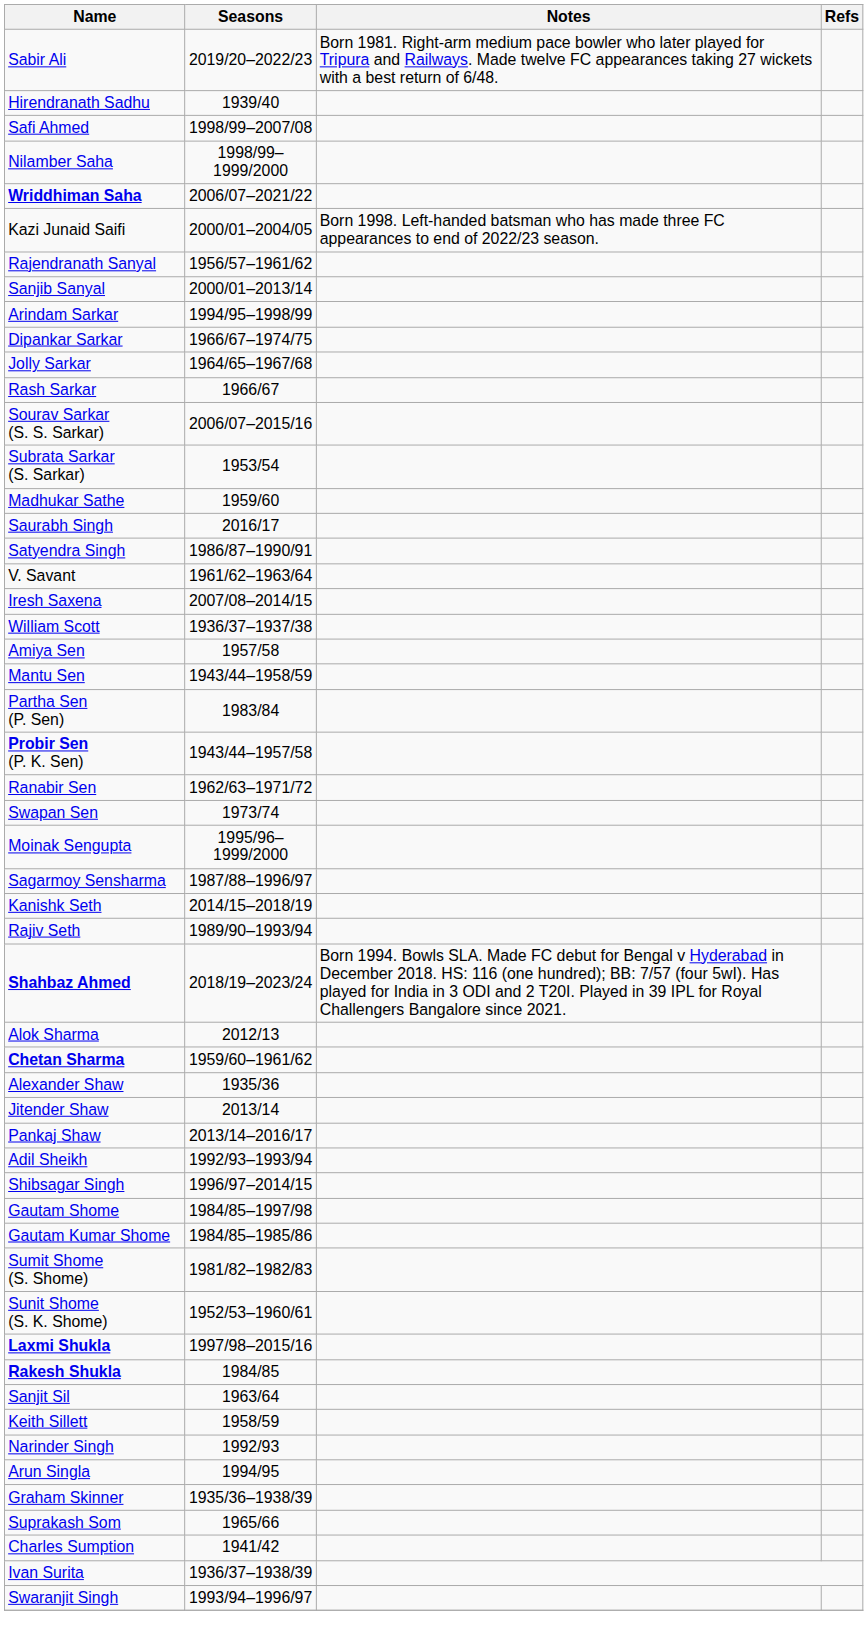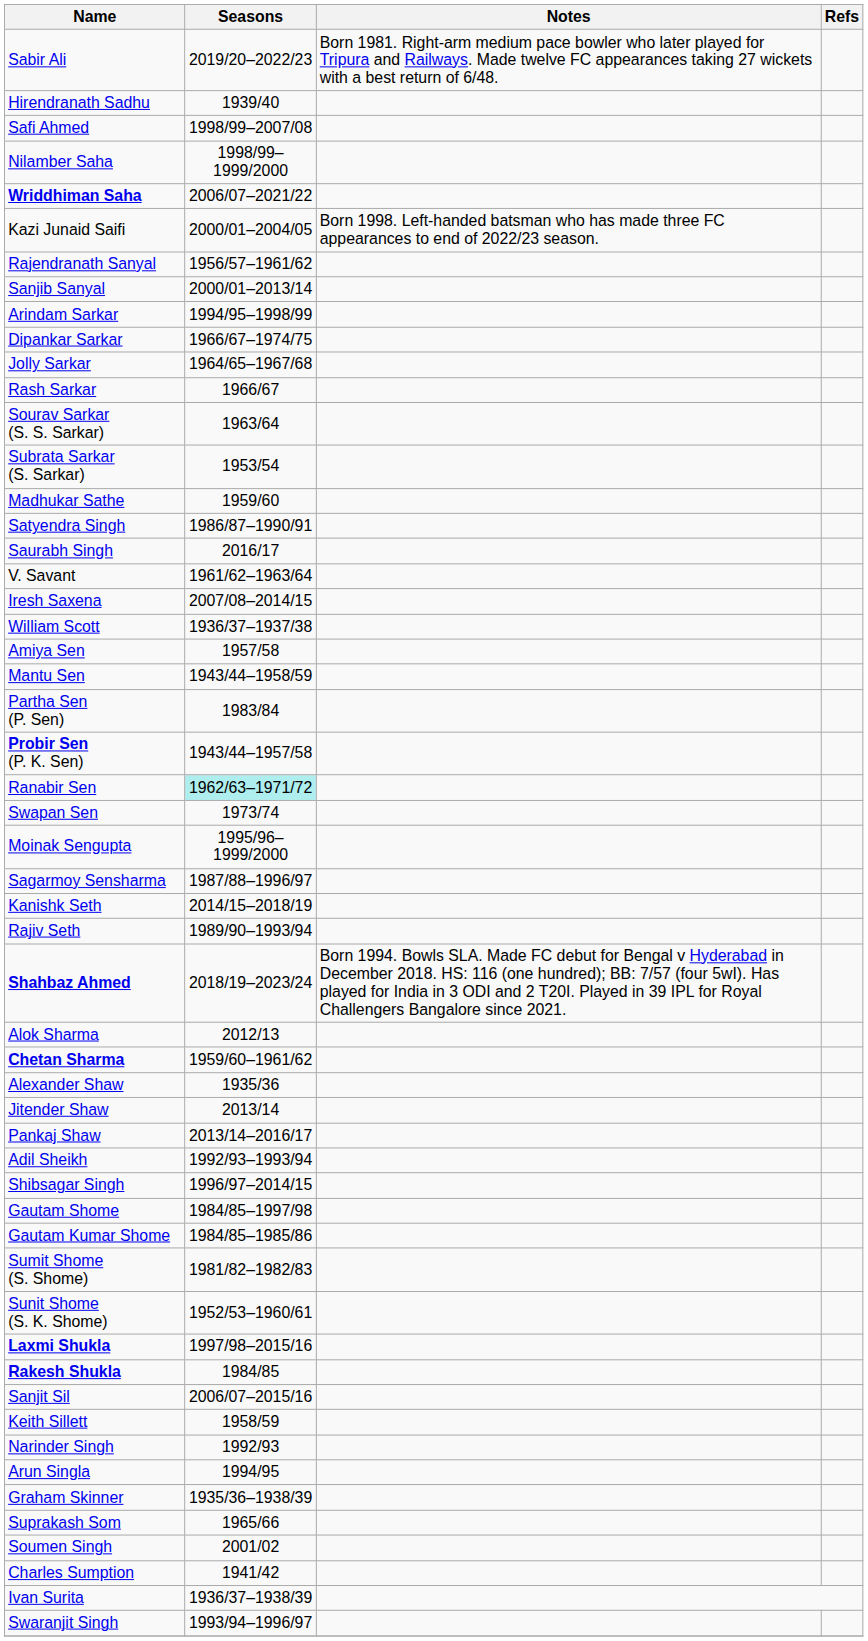(251, 423) 2006/07–2015/16 -> (251, 423) 1963/64
rows swapped: (67, 551) <-> (61, 525)
(251, 787) no background -> (251, 787) paleturquoise background
(251, 1396) 1963/64 -> (251, 1396) 2006/07–2015/16
+ row: (60, 1547)
